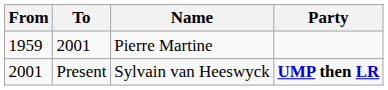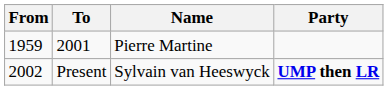(25, 71) 2001 -> (25, 71) 2002
